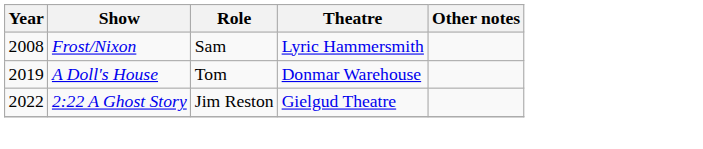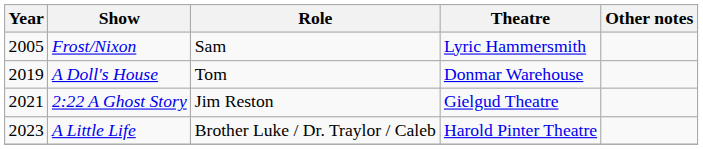(26, 46) 2008 -> (26, 46) 2005
(26, 102) 2022 -> (26, 102) 2021
+ row: (94, 130)
